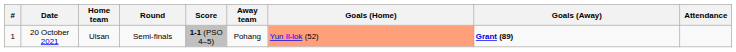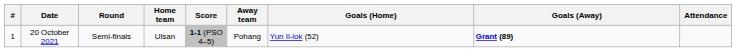columns swapped: (153, 15) <-> (99, 15)
(294, 36) lightsalmon background -> (294, 36) no background
